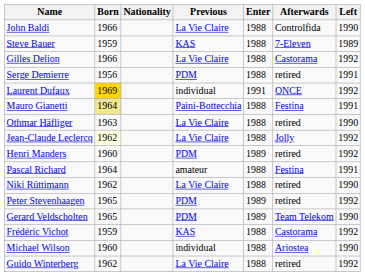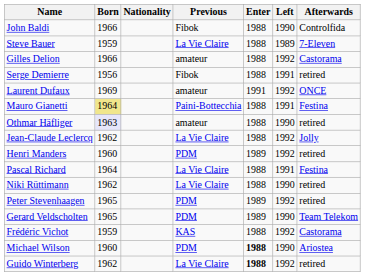columns swapped: (348, 12) <-> (304, 12)
(202, 28) La Vie Claire -> (187, 28) Fibok
(185, 43) KAS -> (202, 43) La Vie Claire
(202, 59) La Vie Claire -> (191, 59) amateur
(186, 75) PDM -> (187, 75) Fibok
(107, 91) gold background -> (107, 91) no background
(196, 91) individual -> (191, 91) amateur
(107, 122) no background -> (107, 122) lavender background
(202, 122) La Vie Claire -> (191, 122) amateur
(107, 138) lightyellow background -> (107, 138) no background
(191, 169) amateur -> (202, 169) La Vie Claire
(196, 248) individual -> (186, 248) PDM
(256, 248) normal -> (256, 248) bold
(256, 264) normal -> (256, 264) bold
